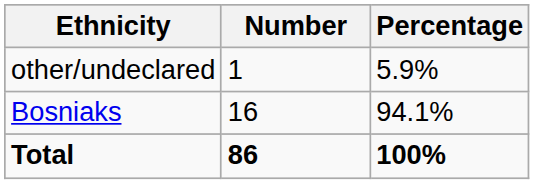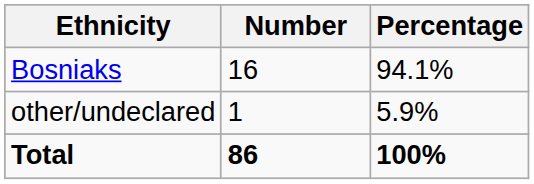rows swapped: (66, 112) <-> (113, 69)
